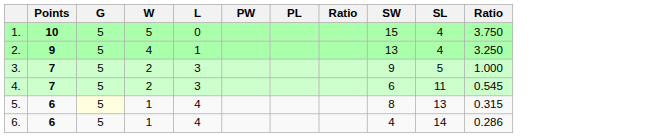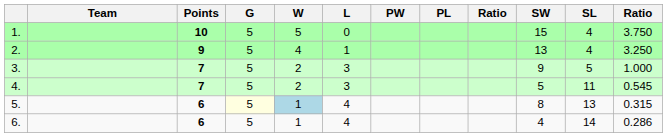+ column: (102, 13)
(391, 86) 6 -> (541, 86) 5
(149, 104) no background -> (298, 104) lightblue background
